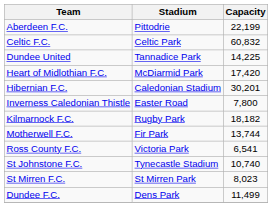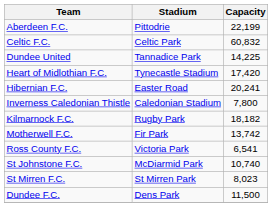(169, 73) McDiarmid Park -> (176, 73) Tynecastle Stadium
(178, 88) Caledonian Stadium -> (161, 88) Easter Road
(245, 88) 30,201 -> (245, 88) 20,241
(161, 103) Easter Road -> (178, 103) Caledonian Stadium
(245, 133) 13,744 -> (245, 133) 13,742
(176, 164) Tynecastle Stadium -> (169, 164) McDiarmid Park
(245, 194) 11,499 -> (245, 194) 11,500
